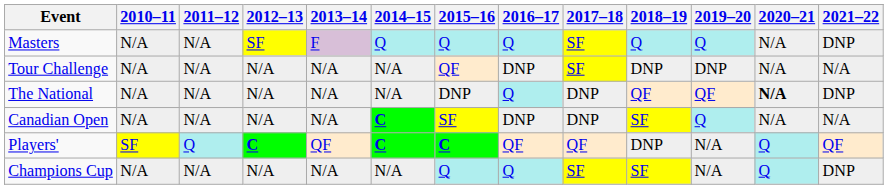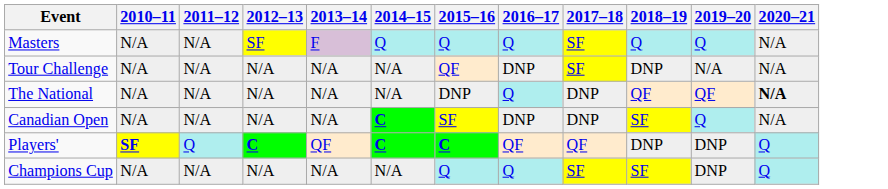- column: (851, 17)
(711, 68) DNP -> (709, 68) N/A
(129, 145) normal -> (130, 145) bold
(709, 145) N/A -> (711, 145) DNP
(709, 171) N/A -> (711, 171) DNP
